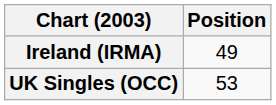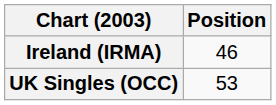(227, 52) 49 -> (227, 52) 46
